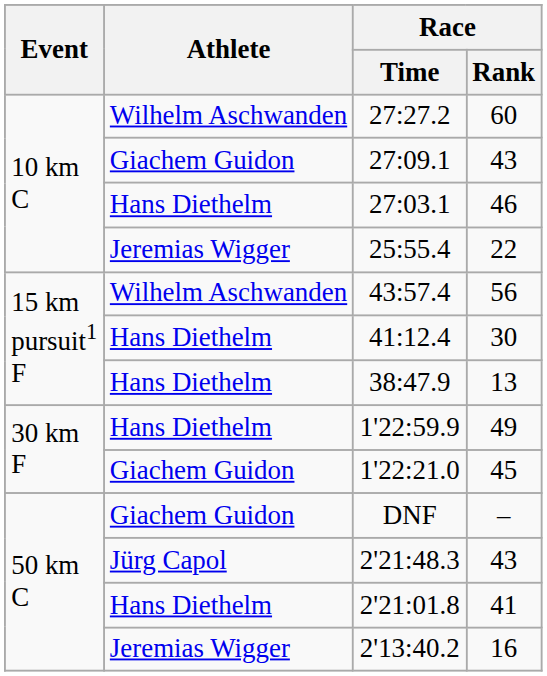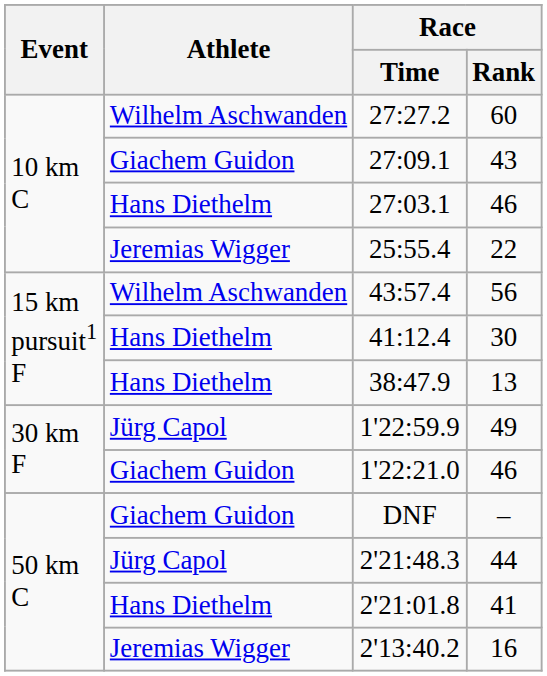(191, 426) Hans Diethelm -> (168, 426) Jürg Capol
(504, 471) 45 -> (504, 471) 46
(504, 560) 43 -> (504, 560) 44
